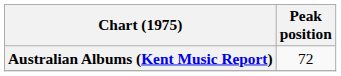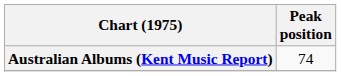(306, 58) 72 -> (306, 58) 74
